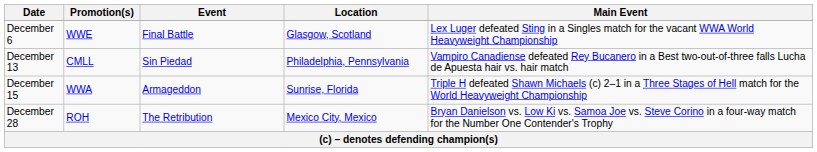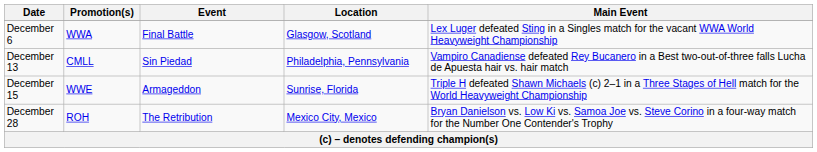(79, 34) WWE -> (79, 34) WWA
(79, 90) WWA -> (79, 90) WWE
